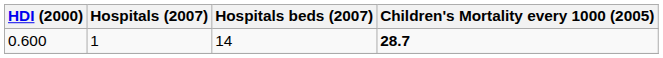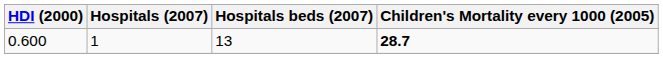(224, 41) 14 -> (224, 41) 13
